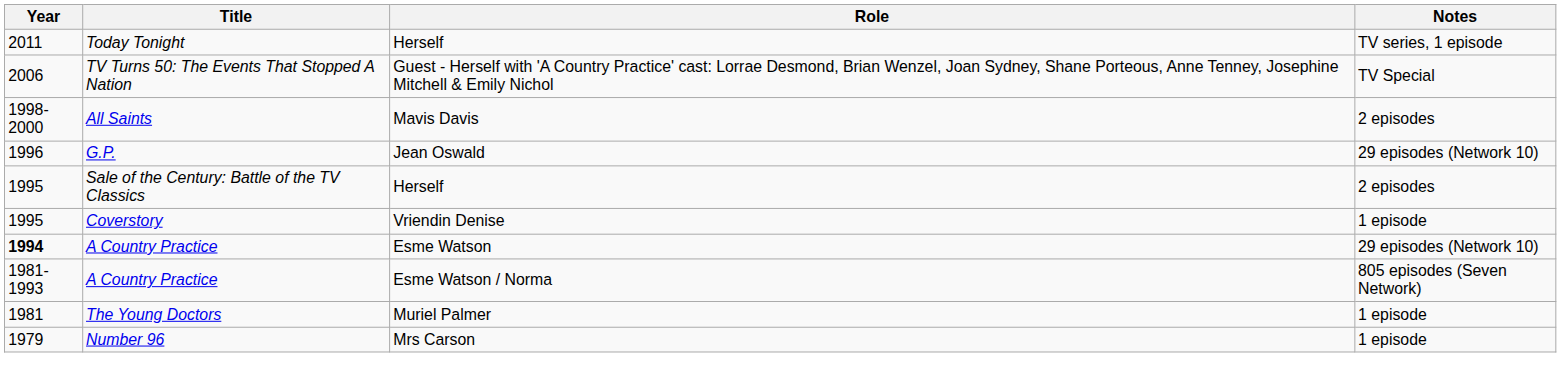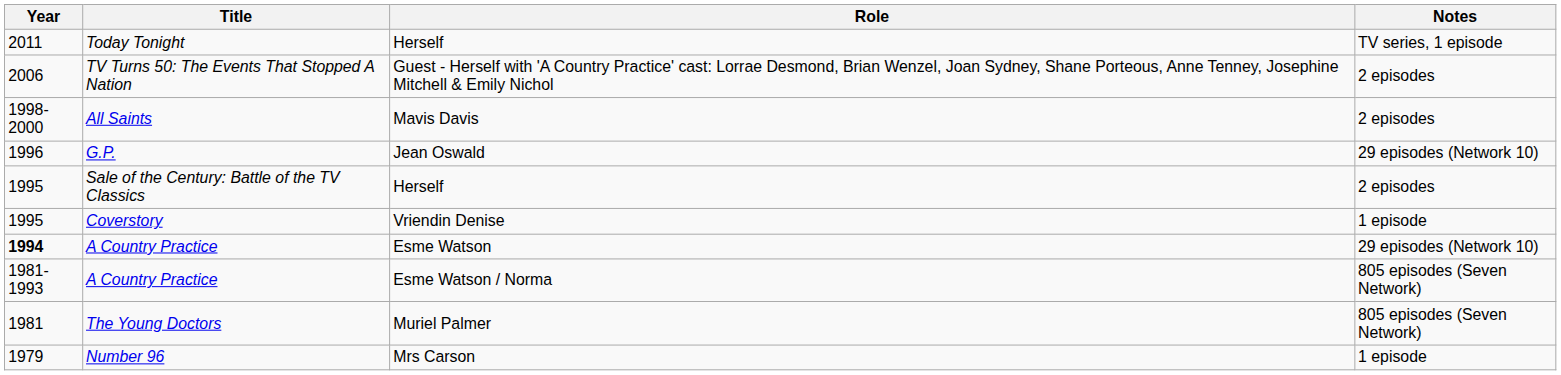(1396, 76) TV Special -> (1396, 76) 2 episodes
(1392, 314) 1 episode -> (1432, 323) 805 episodes (Seven Network)
